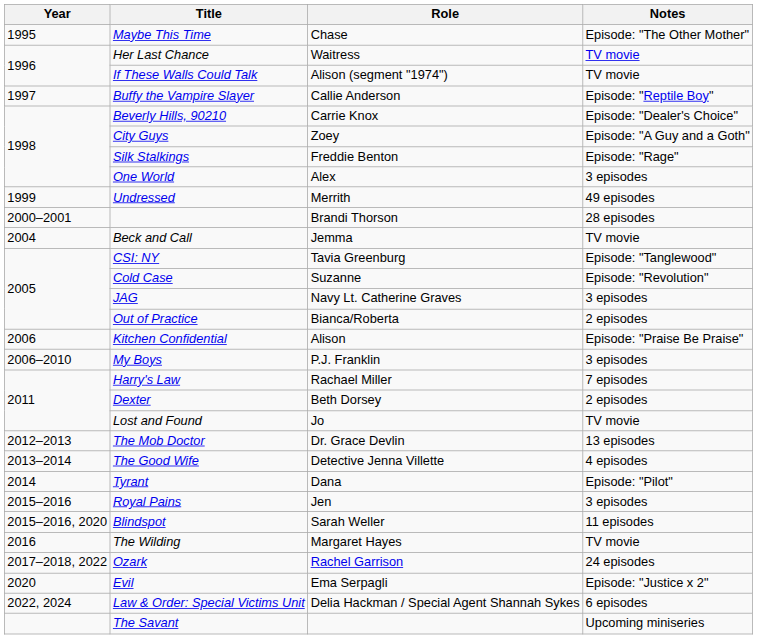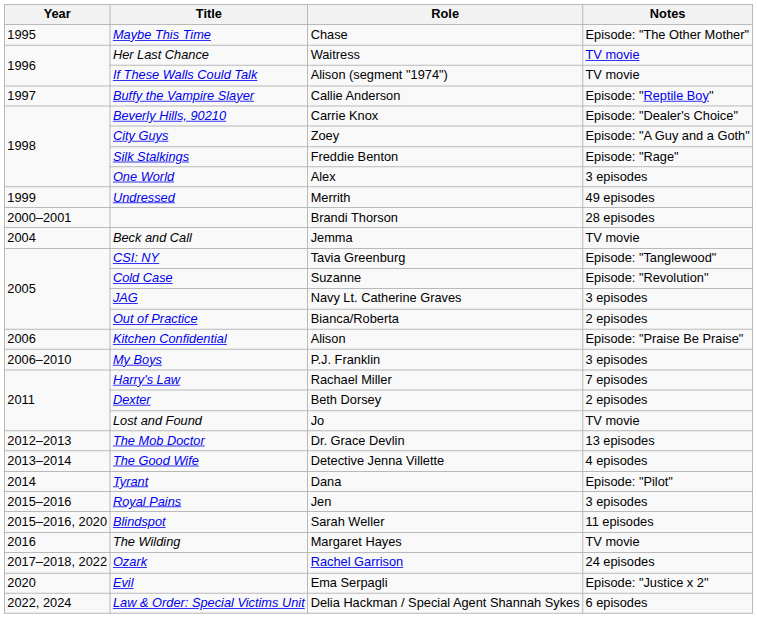- row: (146, 623)
